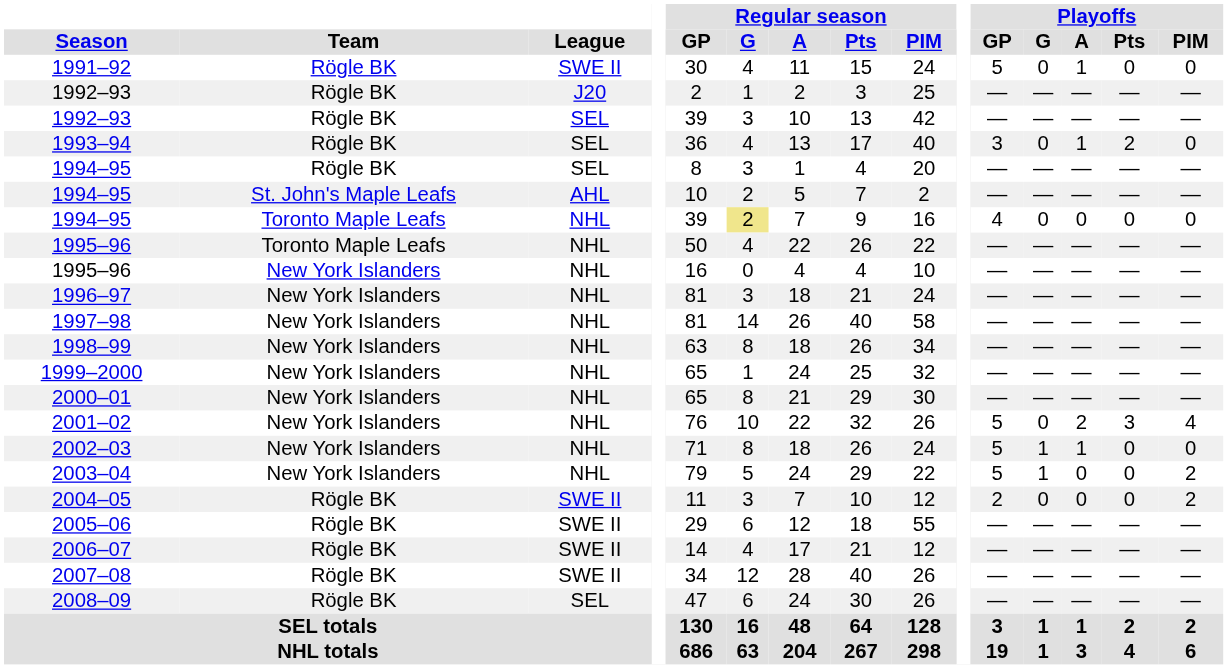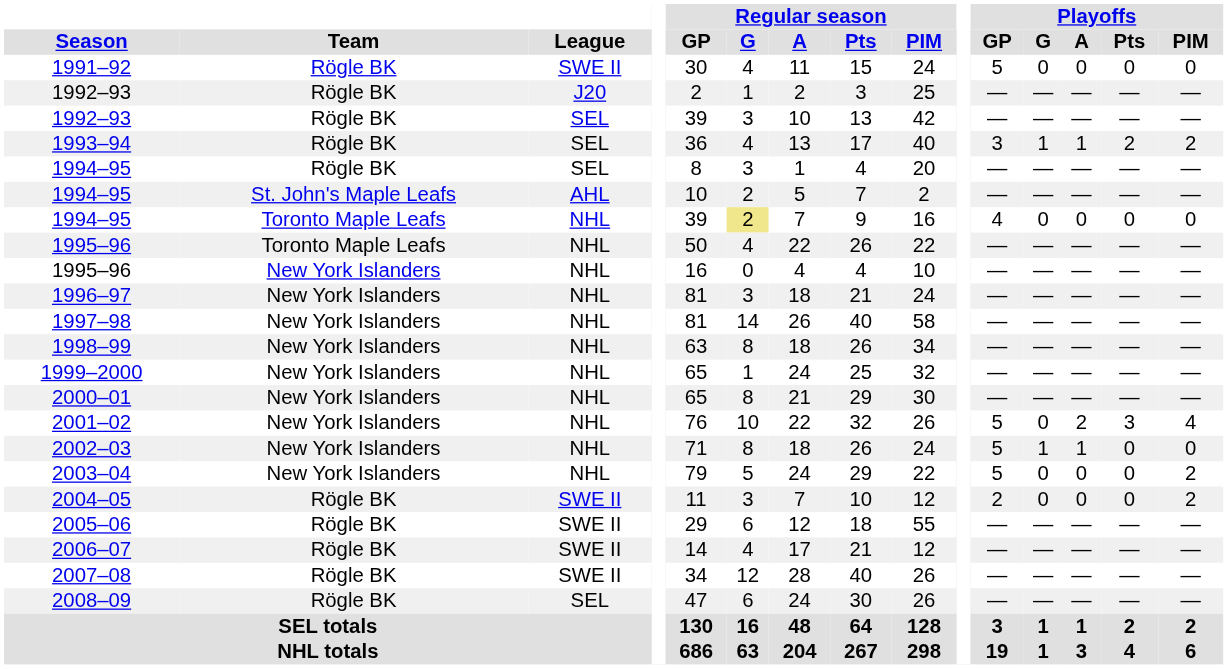(1081, 67) 1 -> (1081, 67) 0
(1043, 143) 0 -> (1043, 143) 1
(1191, 143) 0 -> (1191, 143) 2
(1043, 473) 1 -> (1043, 473) 0
